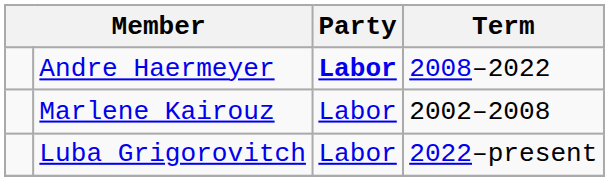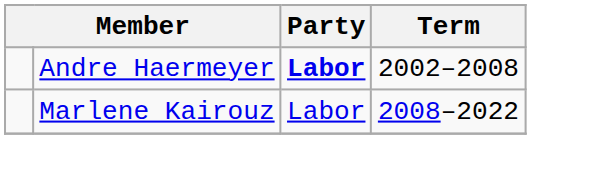(480, 69) 2008–2022 -> (448, 69) 2002–2008
(480, 111) 2002–2008 -> (448, 111) 2008–2022
- row: (173, 154)
